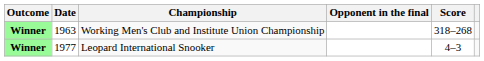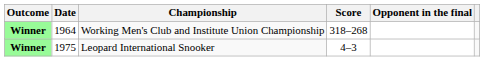columns swapped: (379, 13) <-> (453, 13)
(65, 30) 1963 -> (65, 30) 1964
(65, 47) 1977 -> (65, 47) 1975
